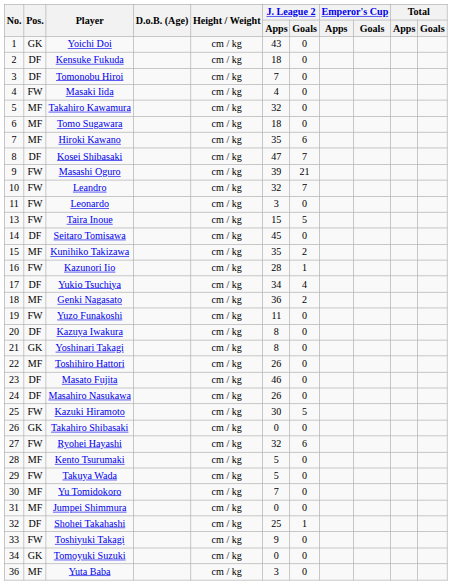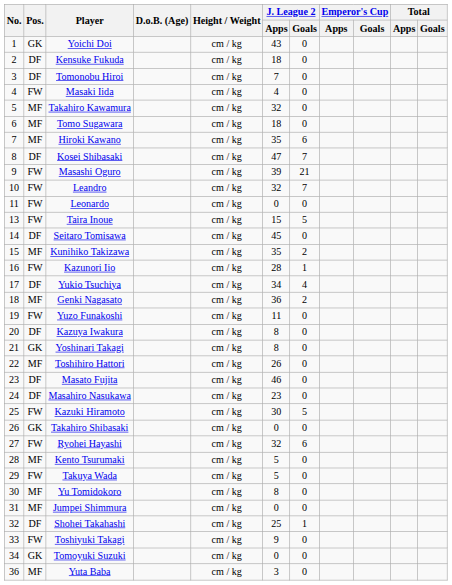(276, 204) 3 -> (276, 204) 0
(276, 396) 26 -> (276, 396) 23
(276, 492) 7 -> (276, 492) 8
